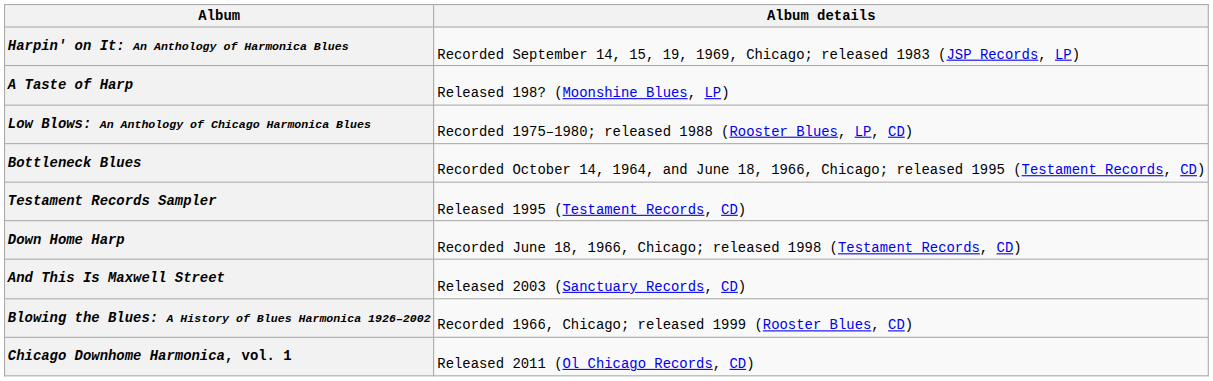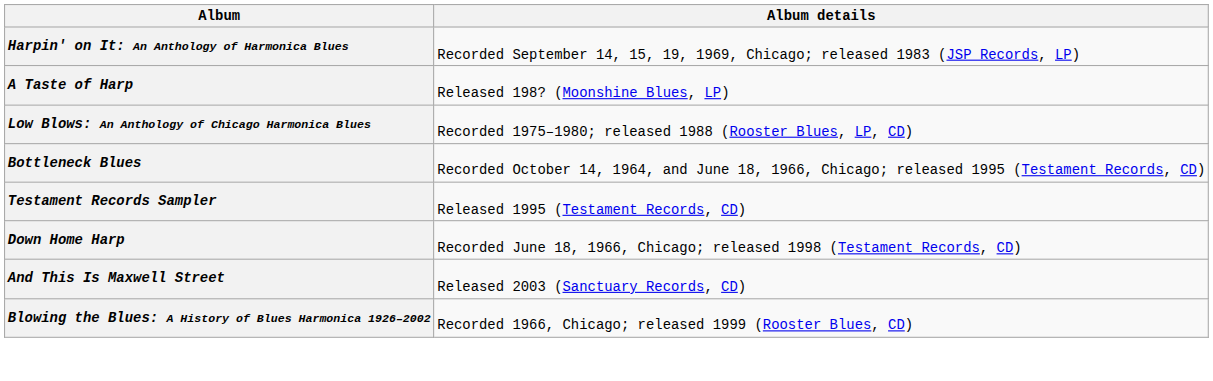- row: (150, 356)
